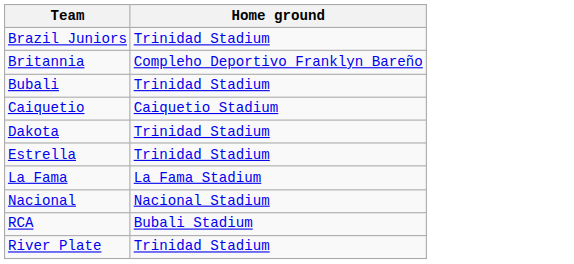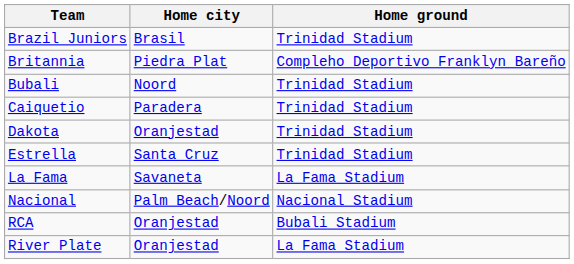+ column: (202, 16)
(206, 108) Caiquetio Stadium -> (345, 108) Trinidad Stadium
(202, 247) Trinidad Stadium -> (340, 247) La Fama Stadium
